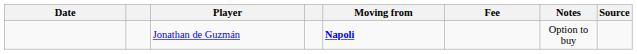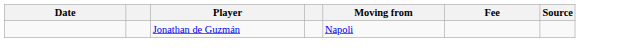- column: (568, 12)
(340, 35) bold -> (339, 29) normal
